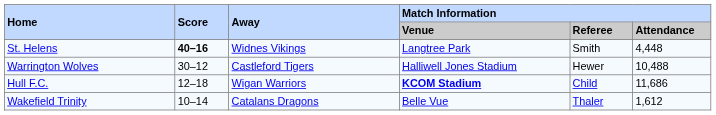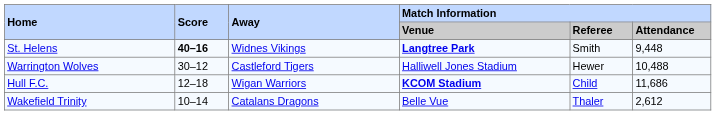(436, 48) normal -> (438, 48) bold
(649, 48) 4,448 -> (649, 48) 9,448
(649, 101) 1,612 -> (649, 101) 2,612
